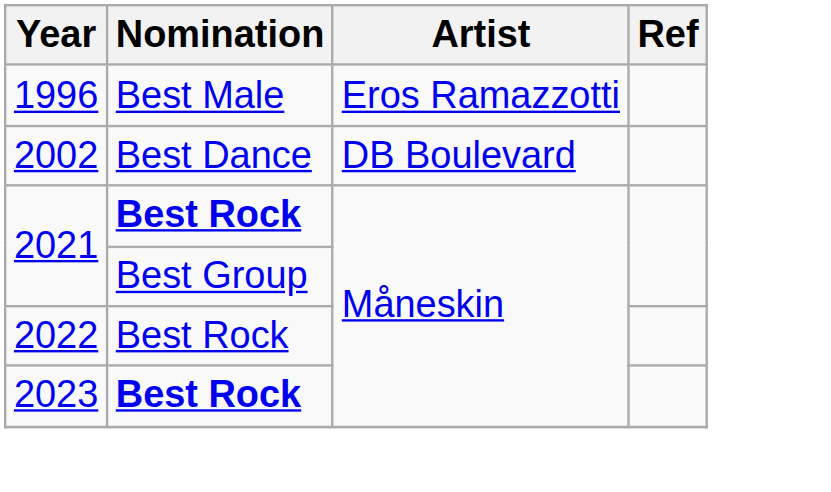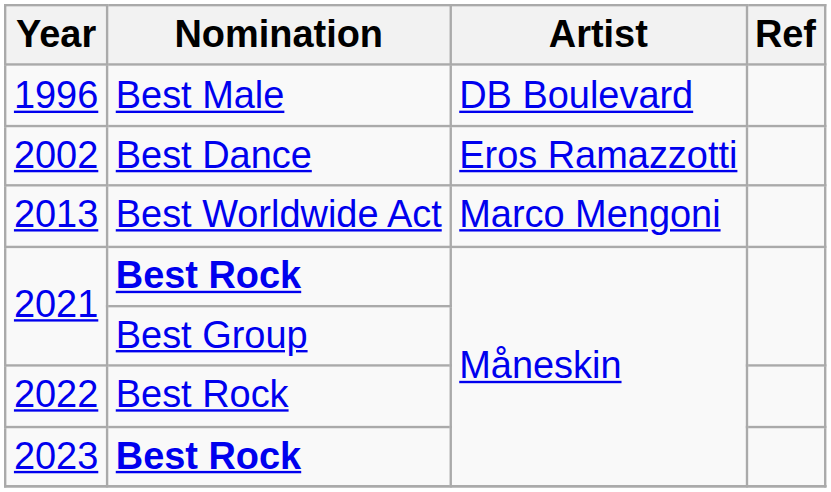(481, 94) Eros Ramazzotti -> (576, 94) DB Boulevard
(459, 154) DB Boulevard -> (598, 154) Eros Ramazzotti
+ row: (56, 214)
